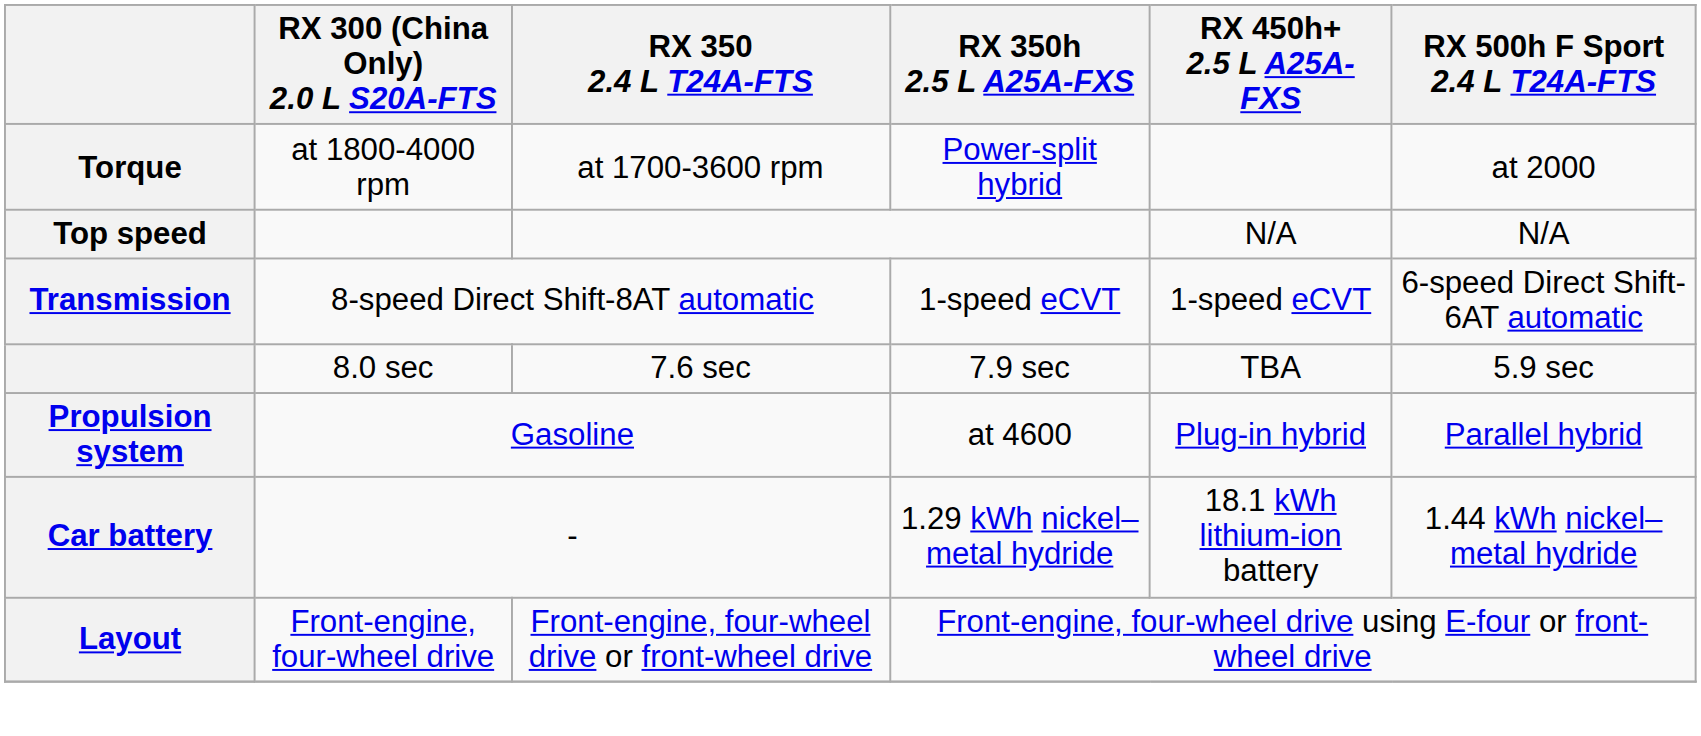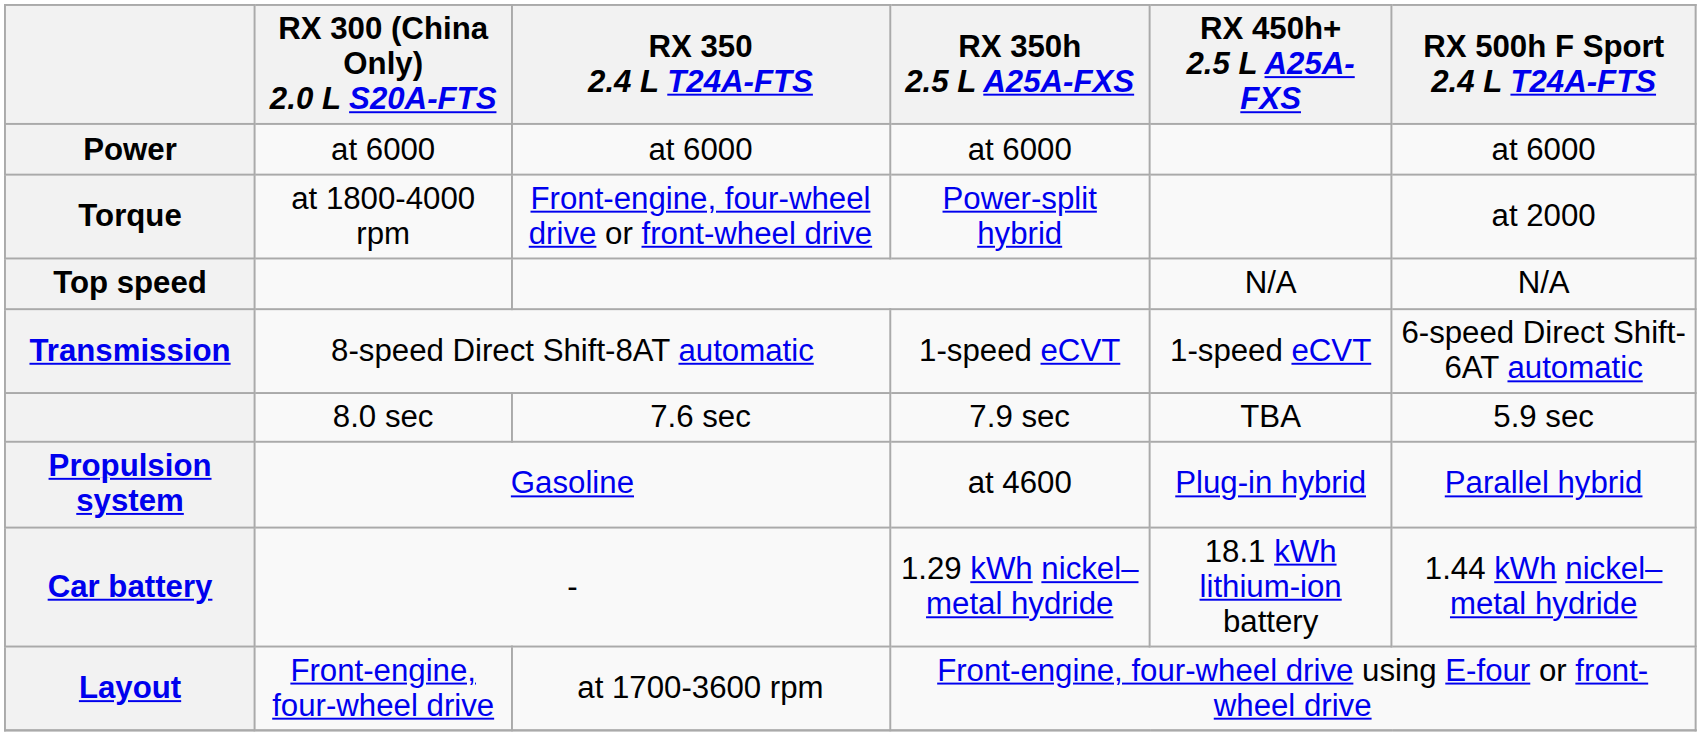+ row: (130, 148)
(700, 166) at 1700-3600 rpm -> (700, 215) Front-engine, four-wheel drive or front-wheel drive
(700, 638) Front-engine, four-wheel drive or front-wheel drive -> (700, 688) at 1700-3600 rpm
